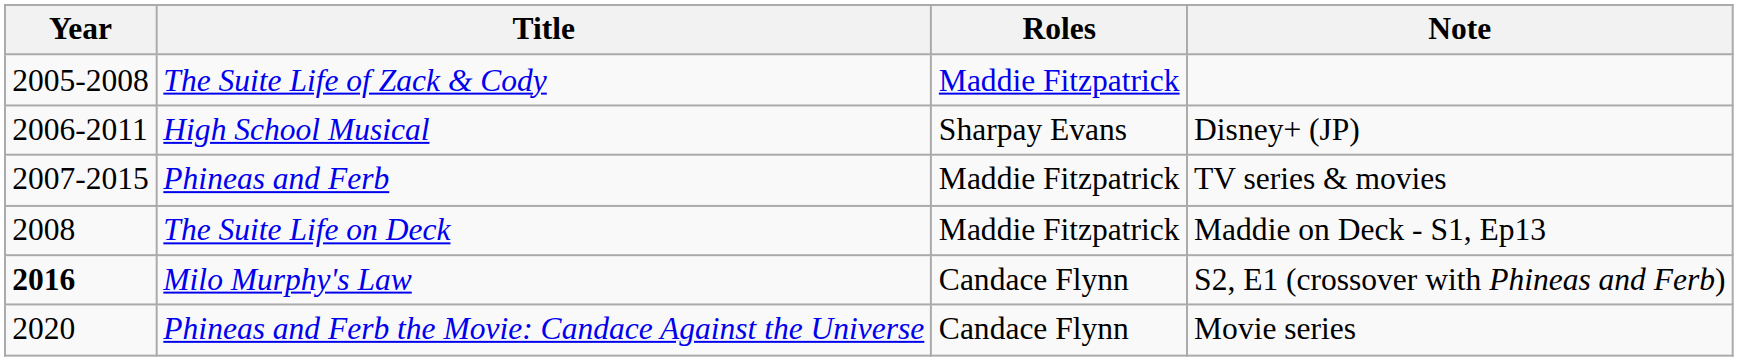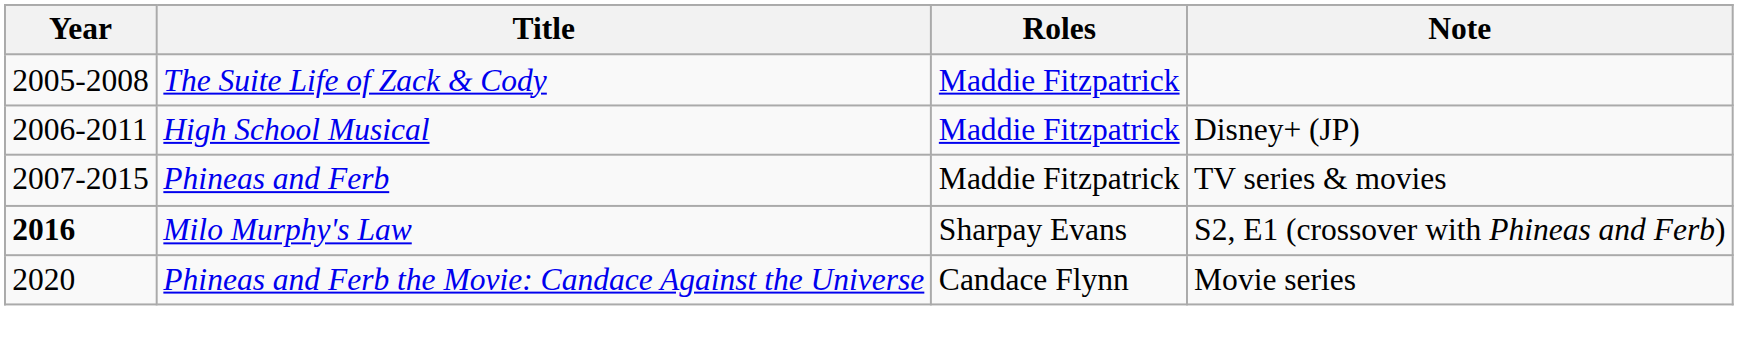(1033, 129) Sharpay Evans -> (1059, 129) Maddie Fitzpatrick
- row: (307, 229)
(1034, 279) Candace Flynn -> (1033, 229) Sharpay Evans
